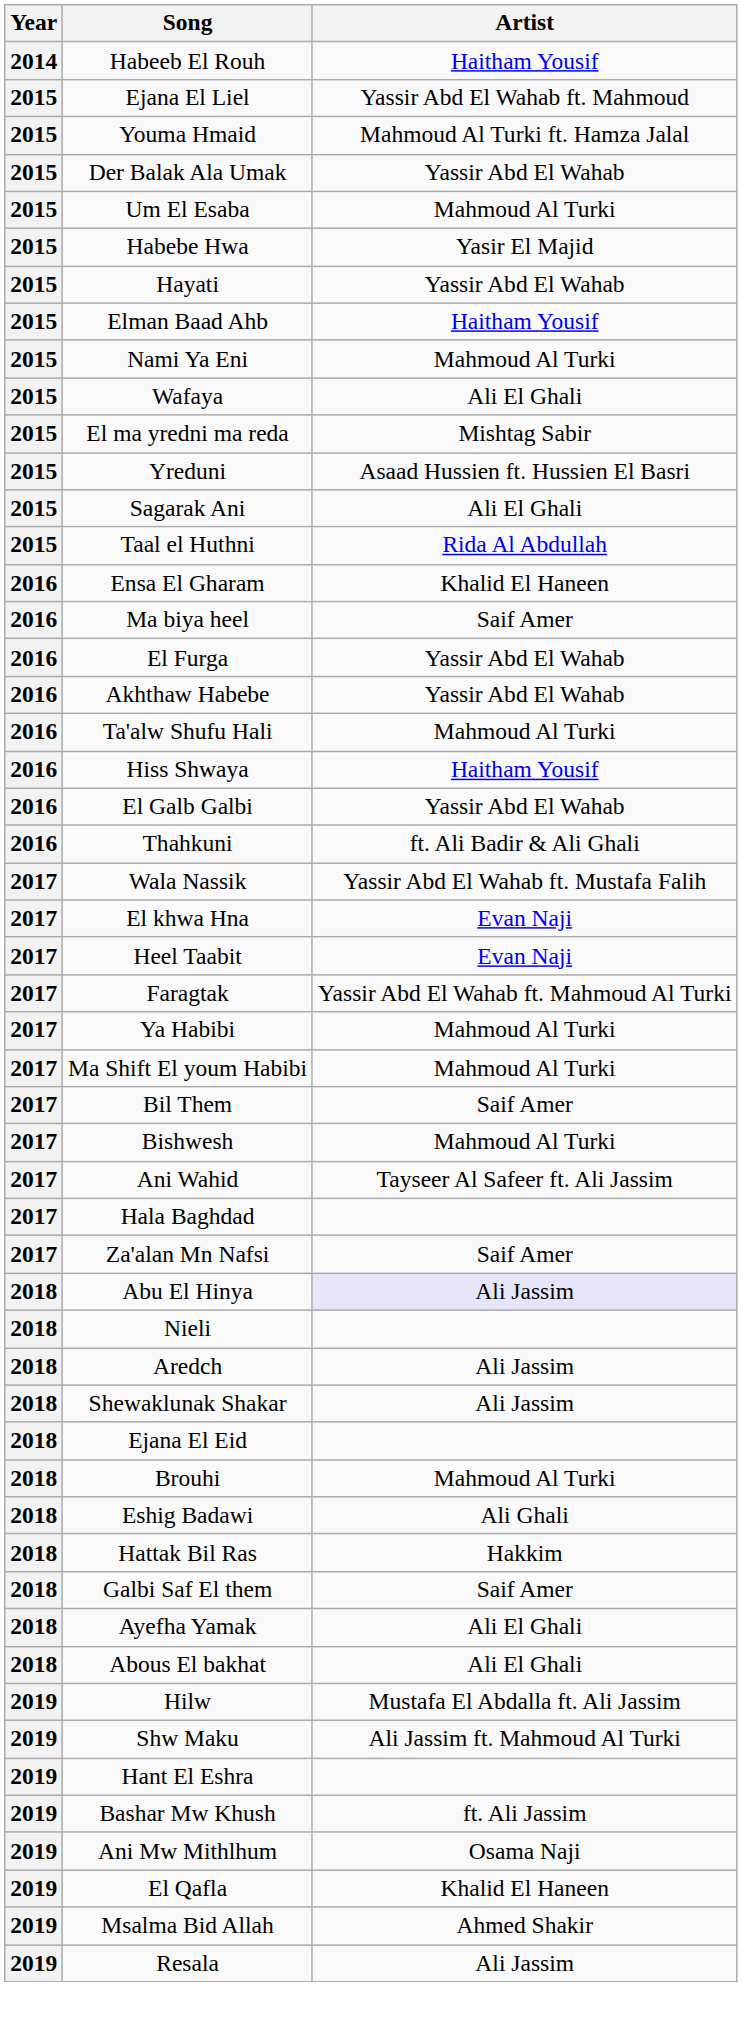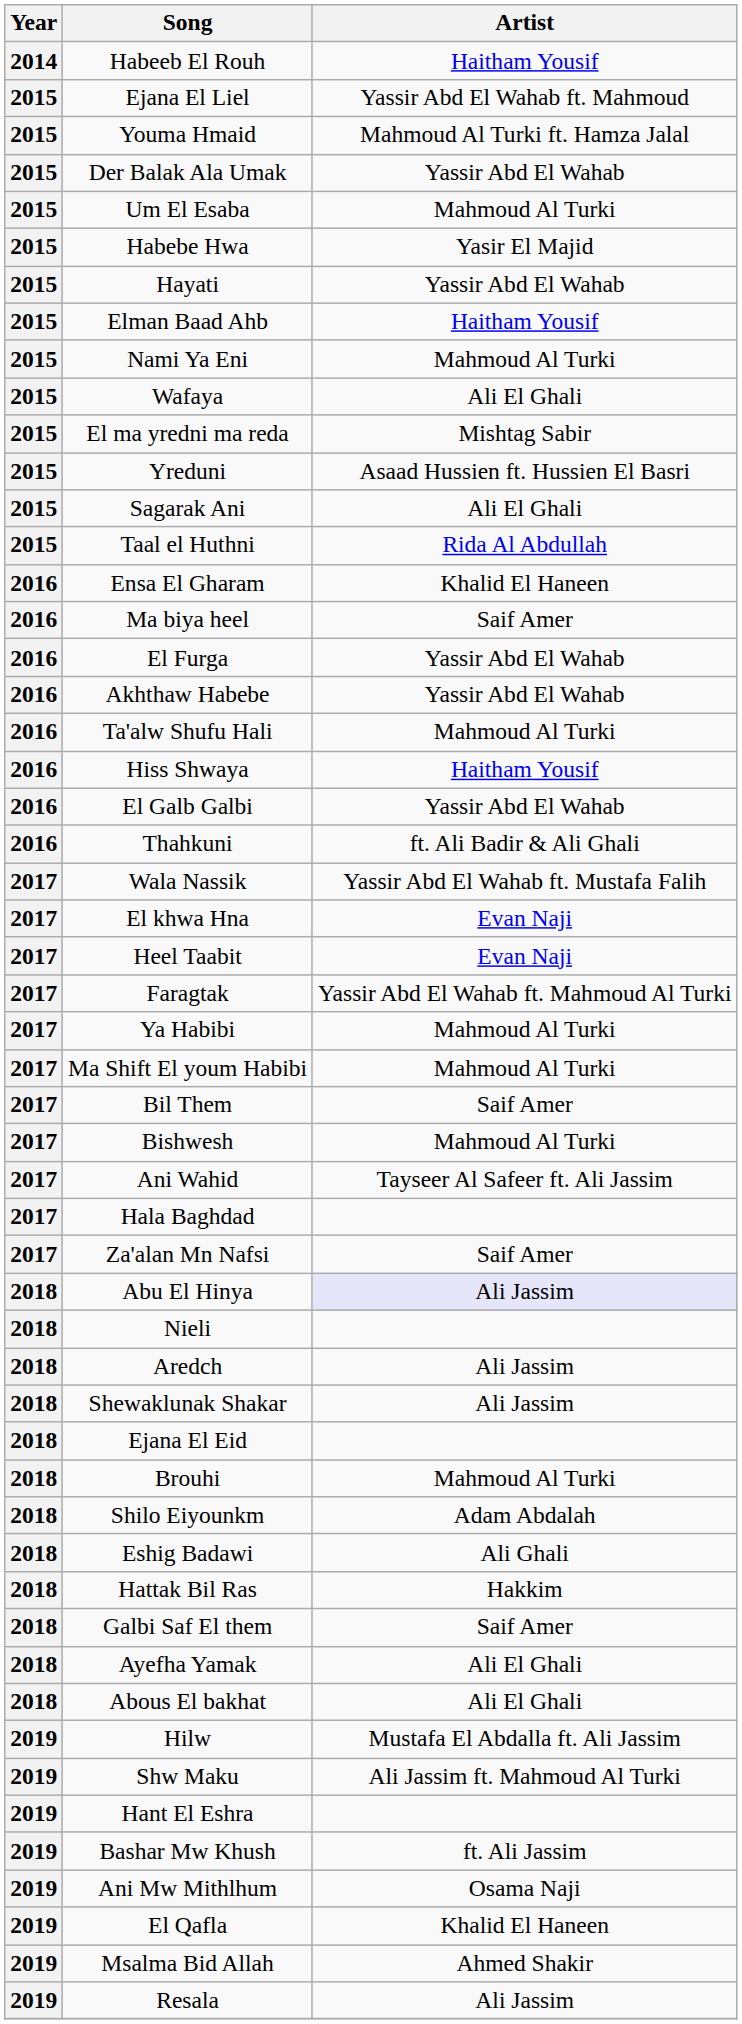+ row: (188, 1515)
